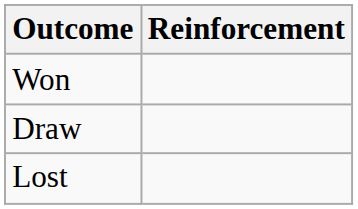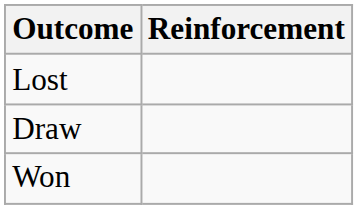rows swapped: (41, 78) <-> (40, 177)
